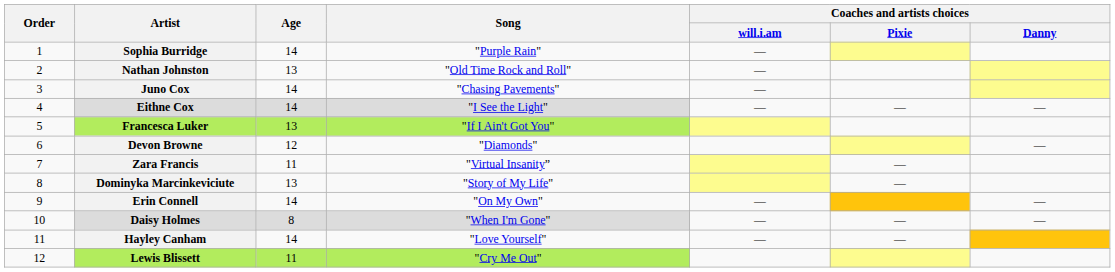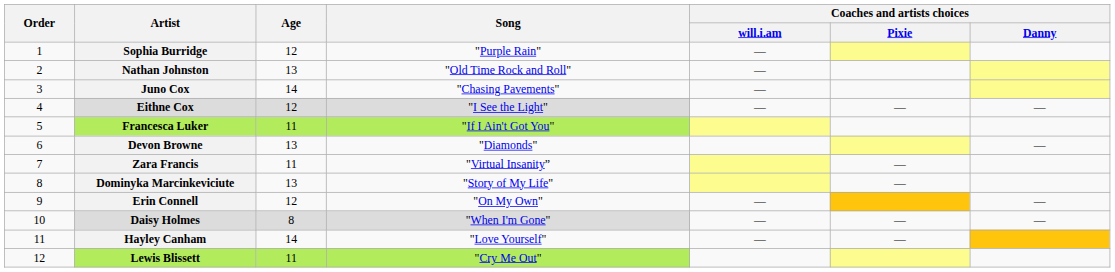(291, 51) 14 -> (291, 51) 12
(291, 107) 14 -> (291, 107) 12
(291, 126) 13 -> (291, 126) 11
(291, 145) 12 -> (291, 145) 13
(291, 201) 14 -> (291, 201) 12
